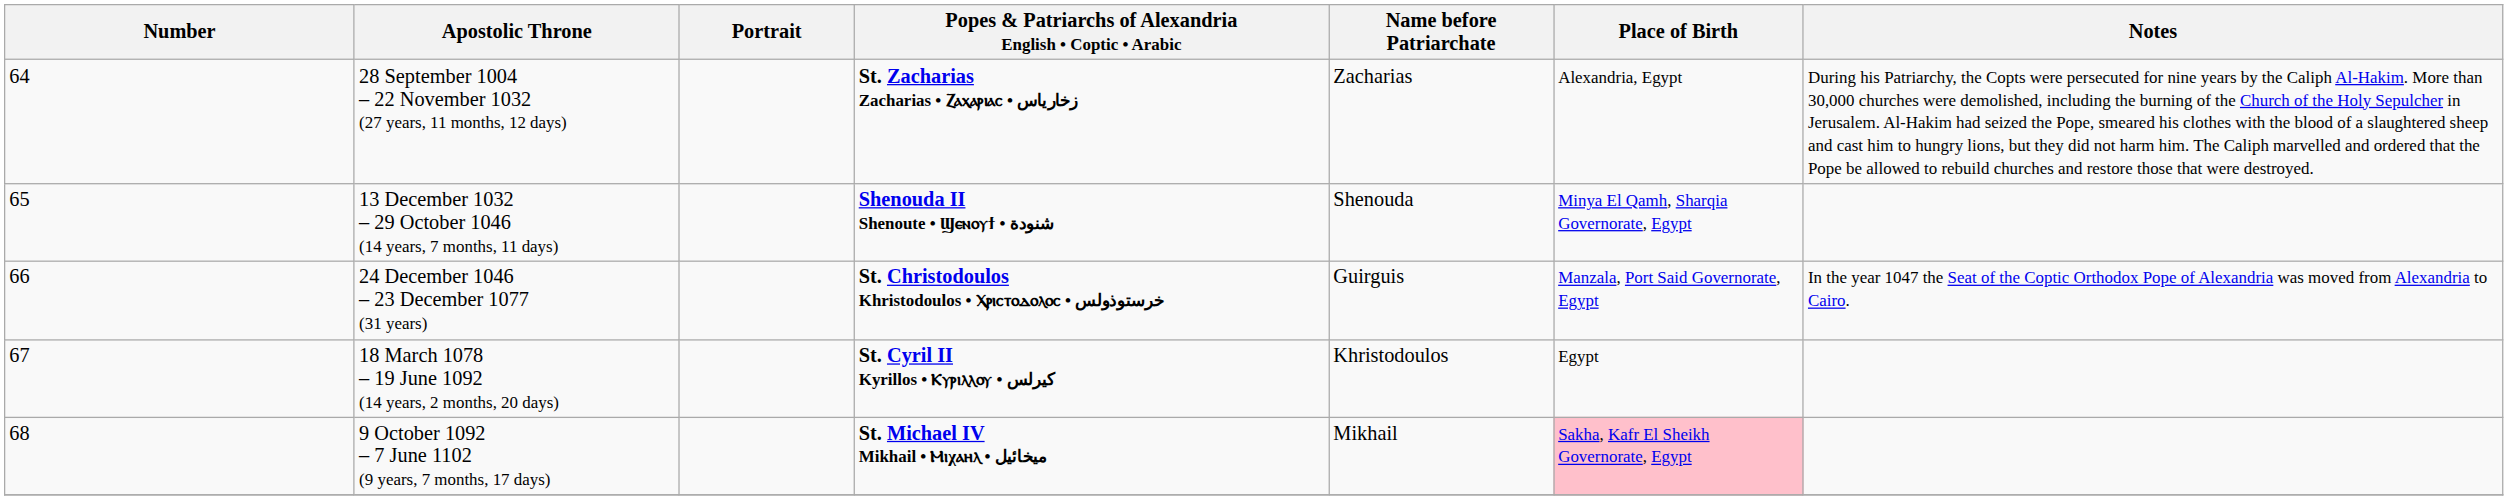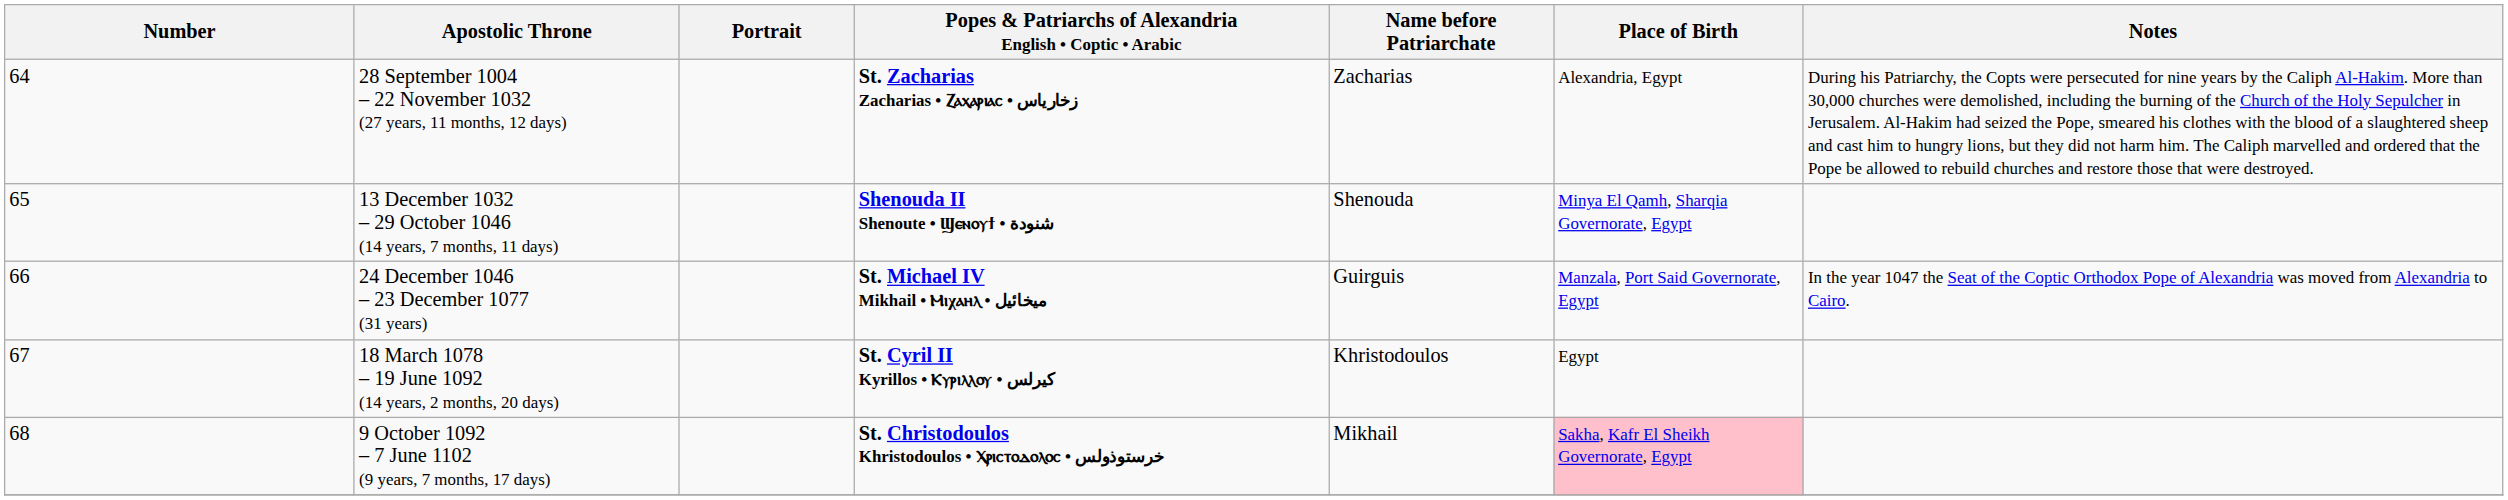(1011, 288) St. Christodoulos Khristodoulos • Ⲭⲣⲓⲥⲧⲟⲇⲟⲗⲟⲥ • خرستوذولس -> (953, 288) St. Michael IV Mikhail • Ⲙⲓχⲁⲏⲗ • ميخائيل
(953, 444) St. Michael IV Mikhail • Ⲙⲓχⲁⲏⲗ • ميخائيل -> (1011, 444) St. Christodoulos Khristodoulos • Ⲭⲣⲓⲥⲧⲟⲇⲟⲗⲟⲥ • خرستوذولس
